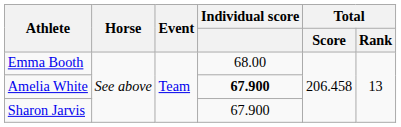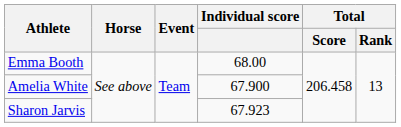(250, 87) bold -> (250, 87) normal
(250, 110) 67.900 -> (250, 110) 67.923
